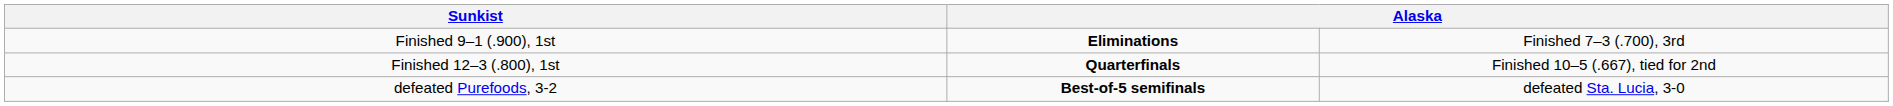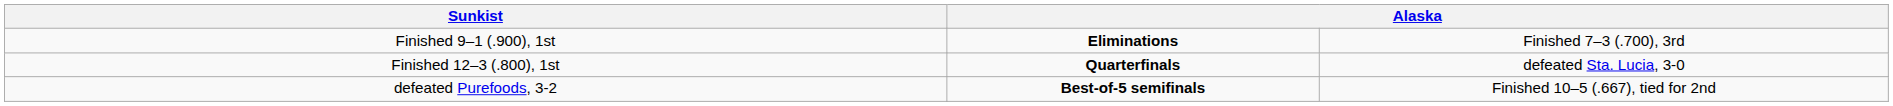(1604, 64) Finished 10–5 (.667), tied for 2nd -> (1604, 64) defeated Sta. Lucia, 3-0
(1604, 88) defeated Sta. Lucia, 3-0 -> (1604, 88) Finished 10–5 (.667), tied for 2nd
